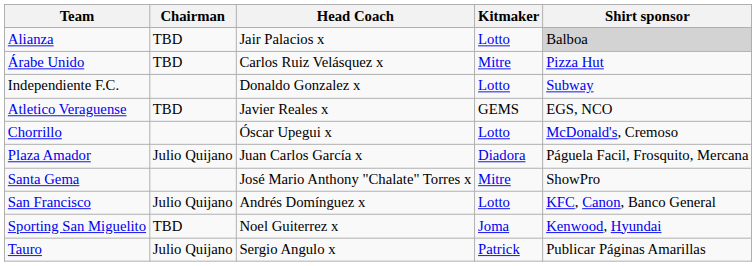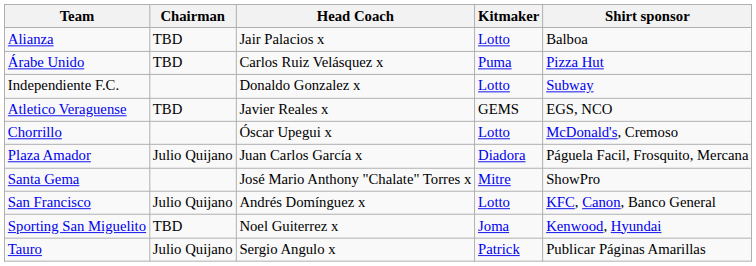(567, 39) lightgrey background -> (567, 39) no background
(494, 62) Mitre -> (495, 62) Puma
